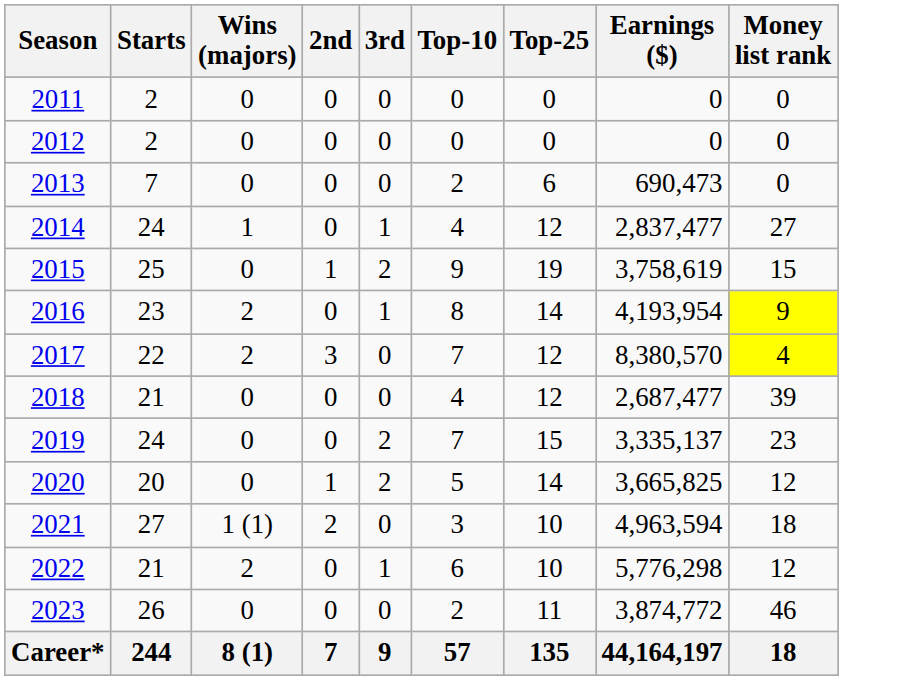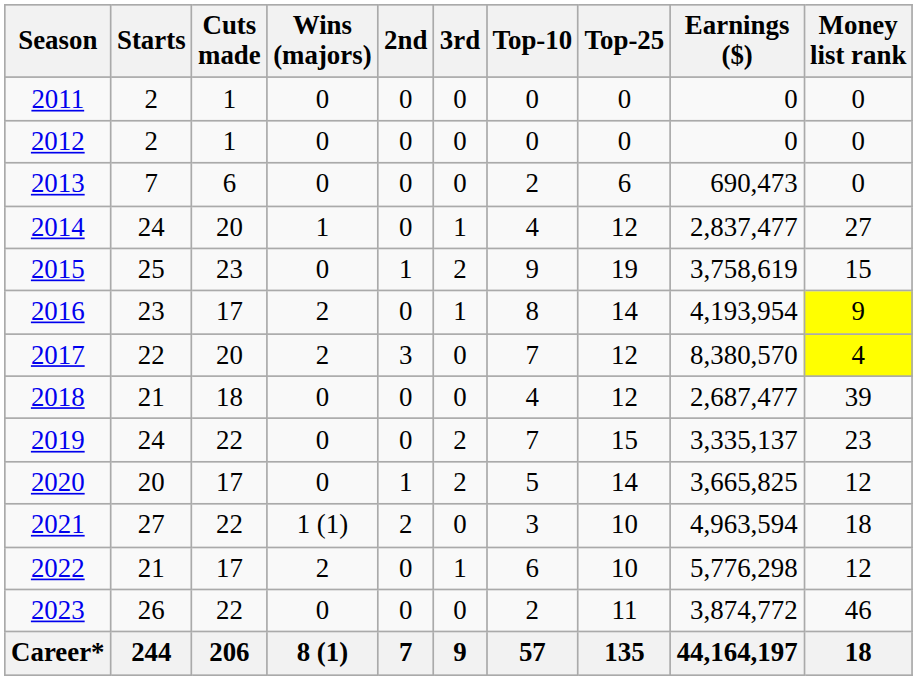+ column: (229, 40)
